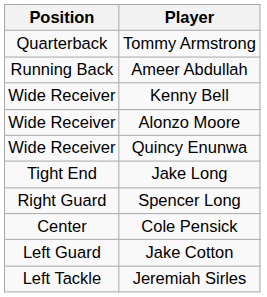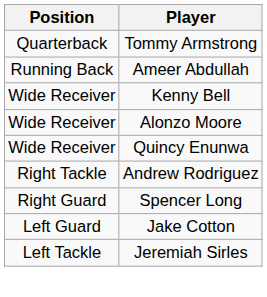- row: (189, 174)
+ row: (191, 174)
- row: (189, 226)
